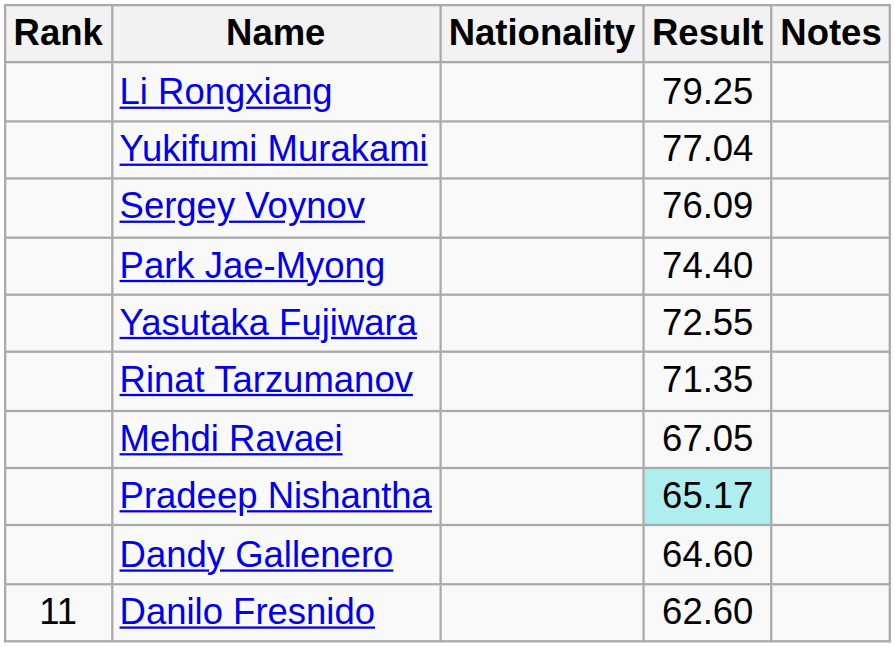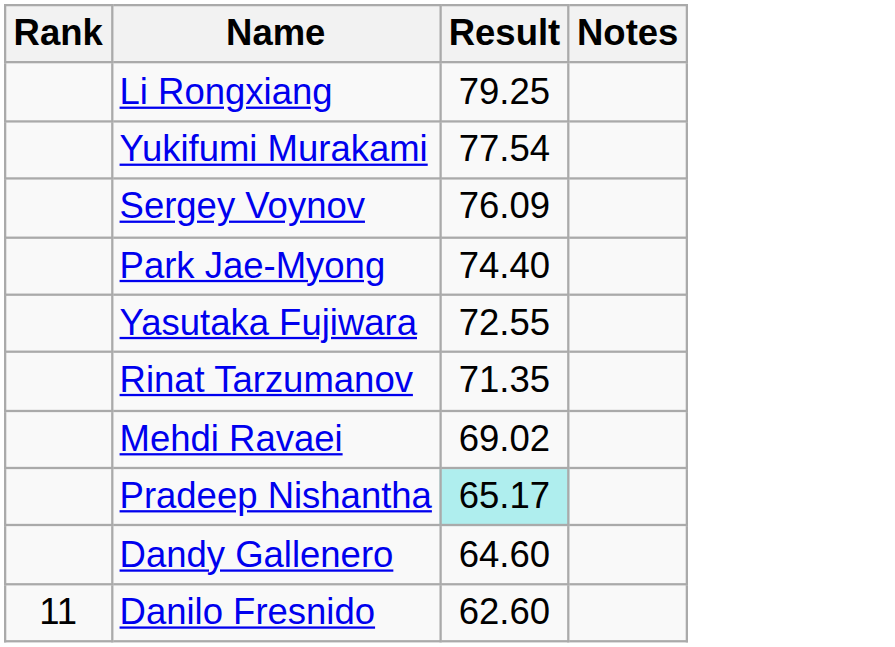- column: (542, 33)
(708, 149) 77.04 -> (504, 149) 77.54
(708, 438) 67.05 -> (504, 438) 69.02
